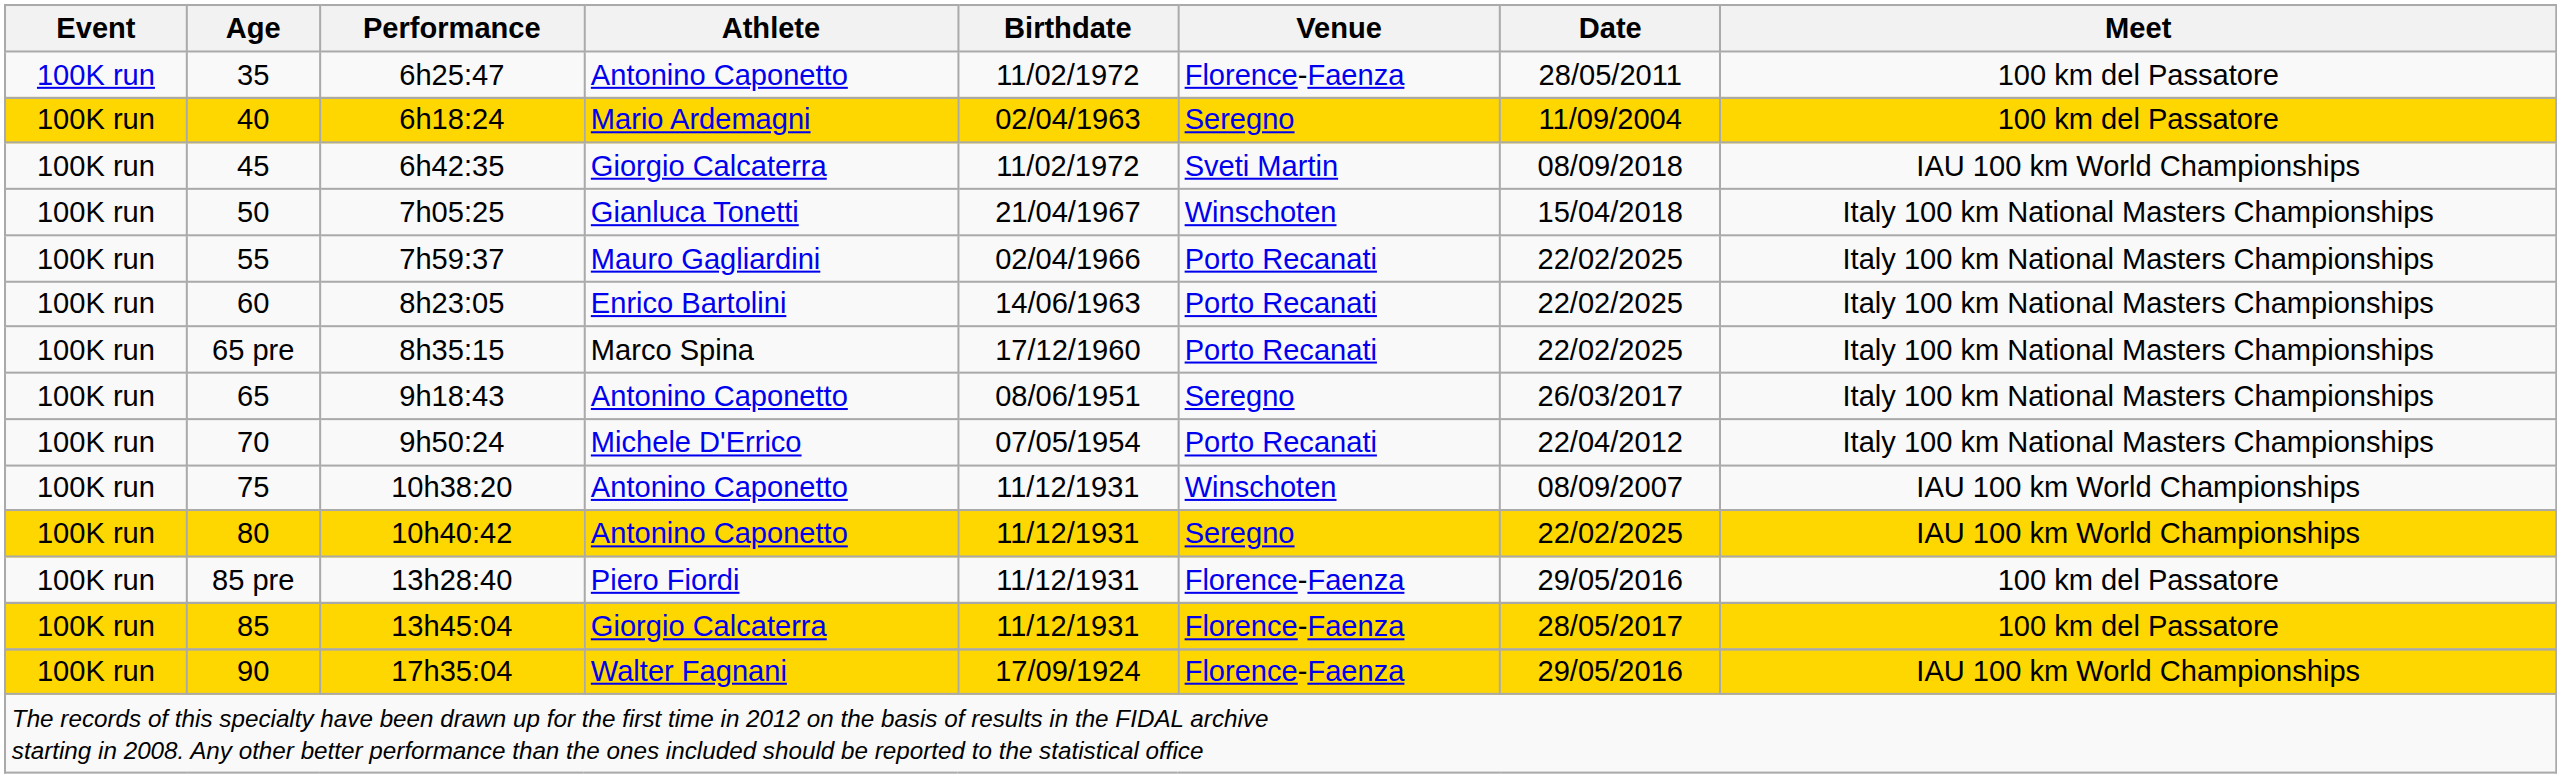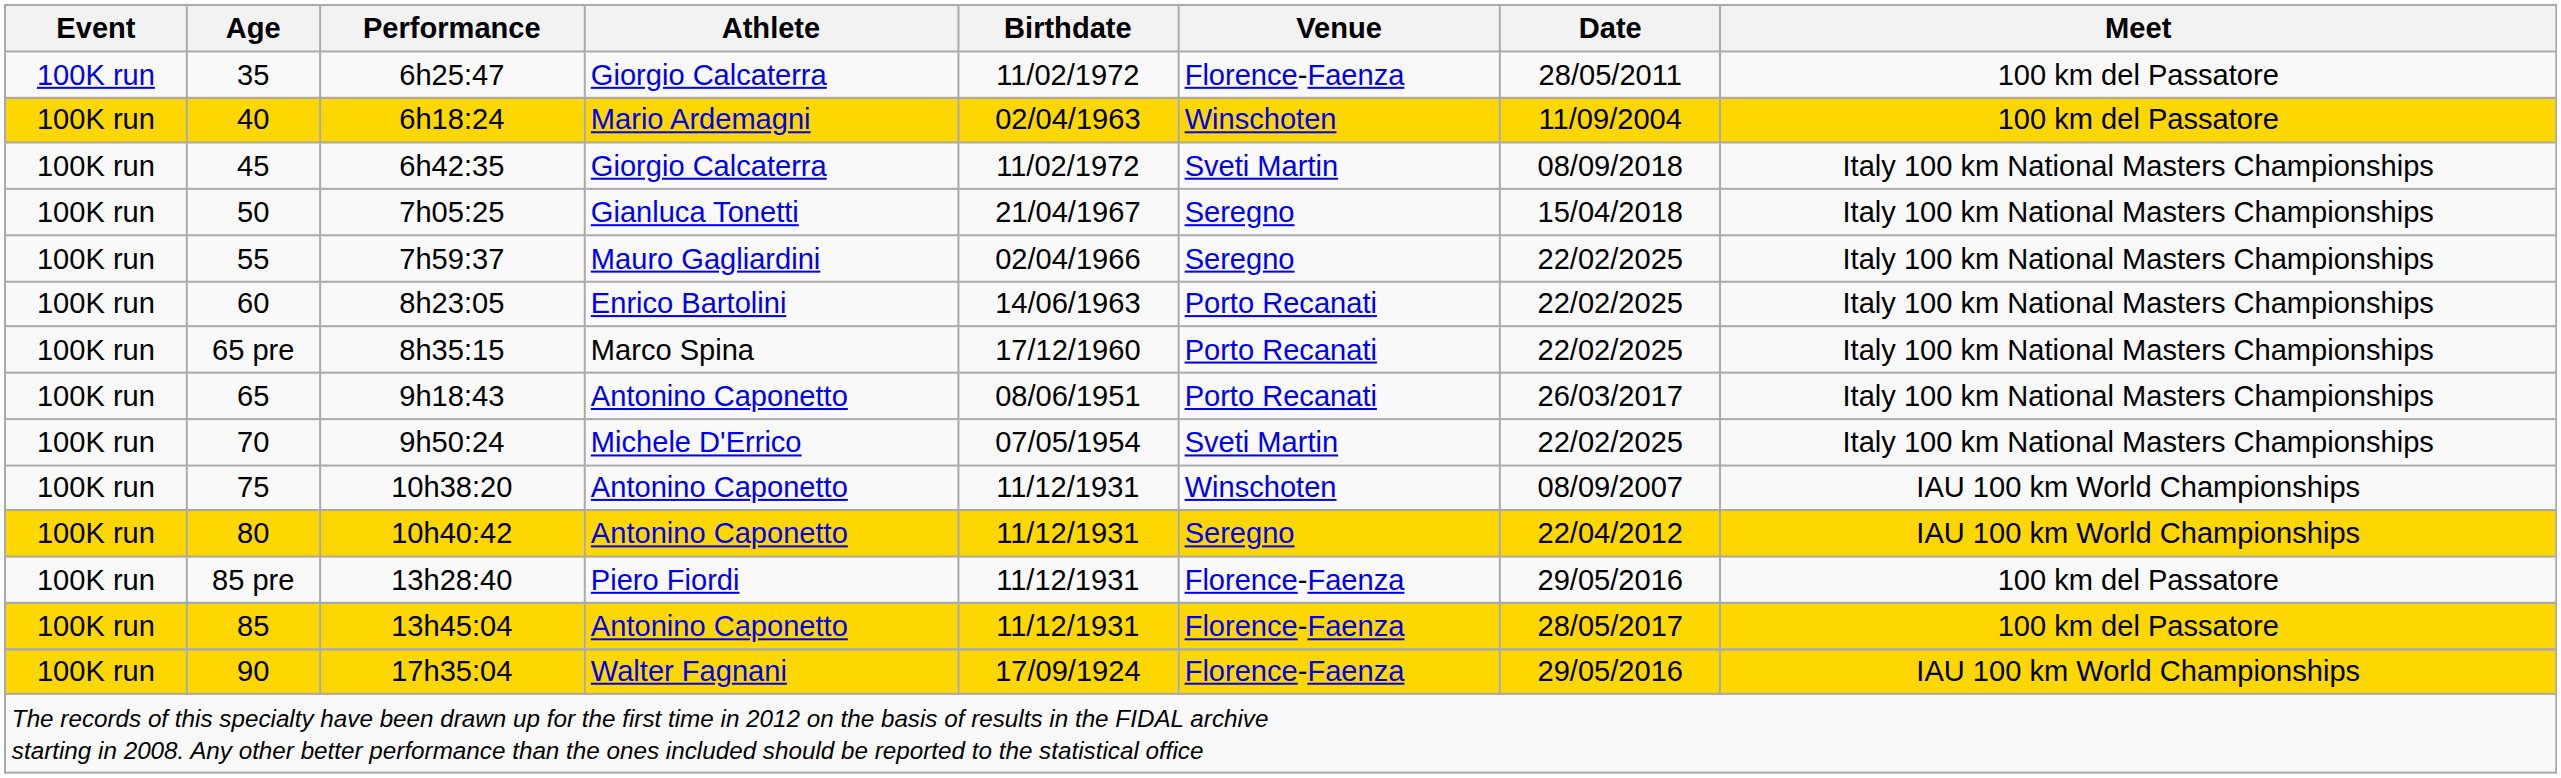(719, 74) Antonino Caponetto -> (709, 74) Giorgio Calcaterra
(1240, 120) Seregno -> (1261, 120) Winschoten
(2138, 166) IAU 100 km World Championships -> (2138, 166) Italy 100 km National Masters Championships
(1261, 212) Winschoten -> (1240, 212) Seregno
(1281, 258) Porto Recanati -> (1240, 258) Seregno
(1240, 396) Seregno -> (1281, 396) Porto Recanati
(1281, 442) Porto Recanati -> (1261, 442) Sveti Martin
(1610, 442) 22/04/2012 -> (1610, 442) 22/02/2025
(1610, 534) 22/02/2025 -> (1610, 534) 22/04/2012
(709, 626) Giorgio Calcaterra -> (719, 626) Antonino Caponetto
